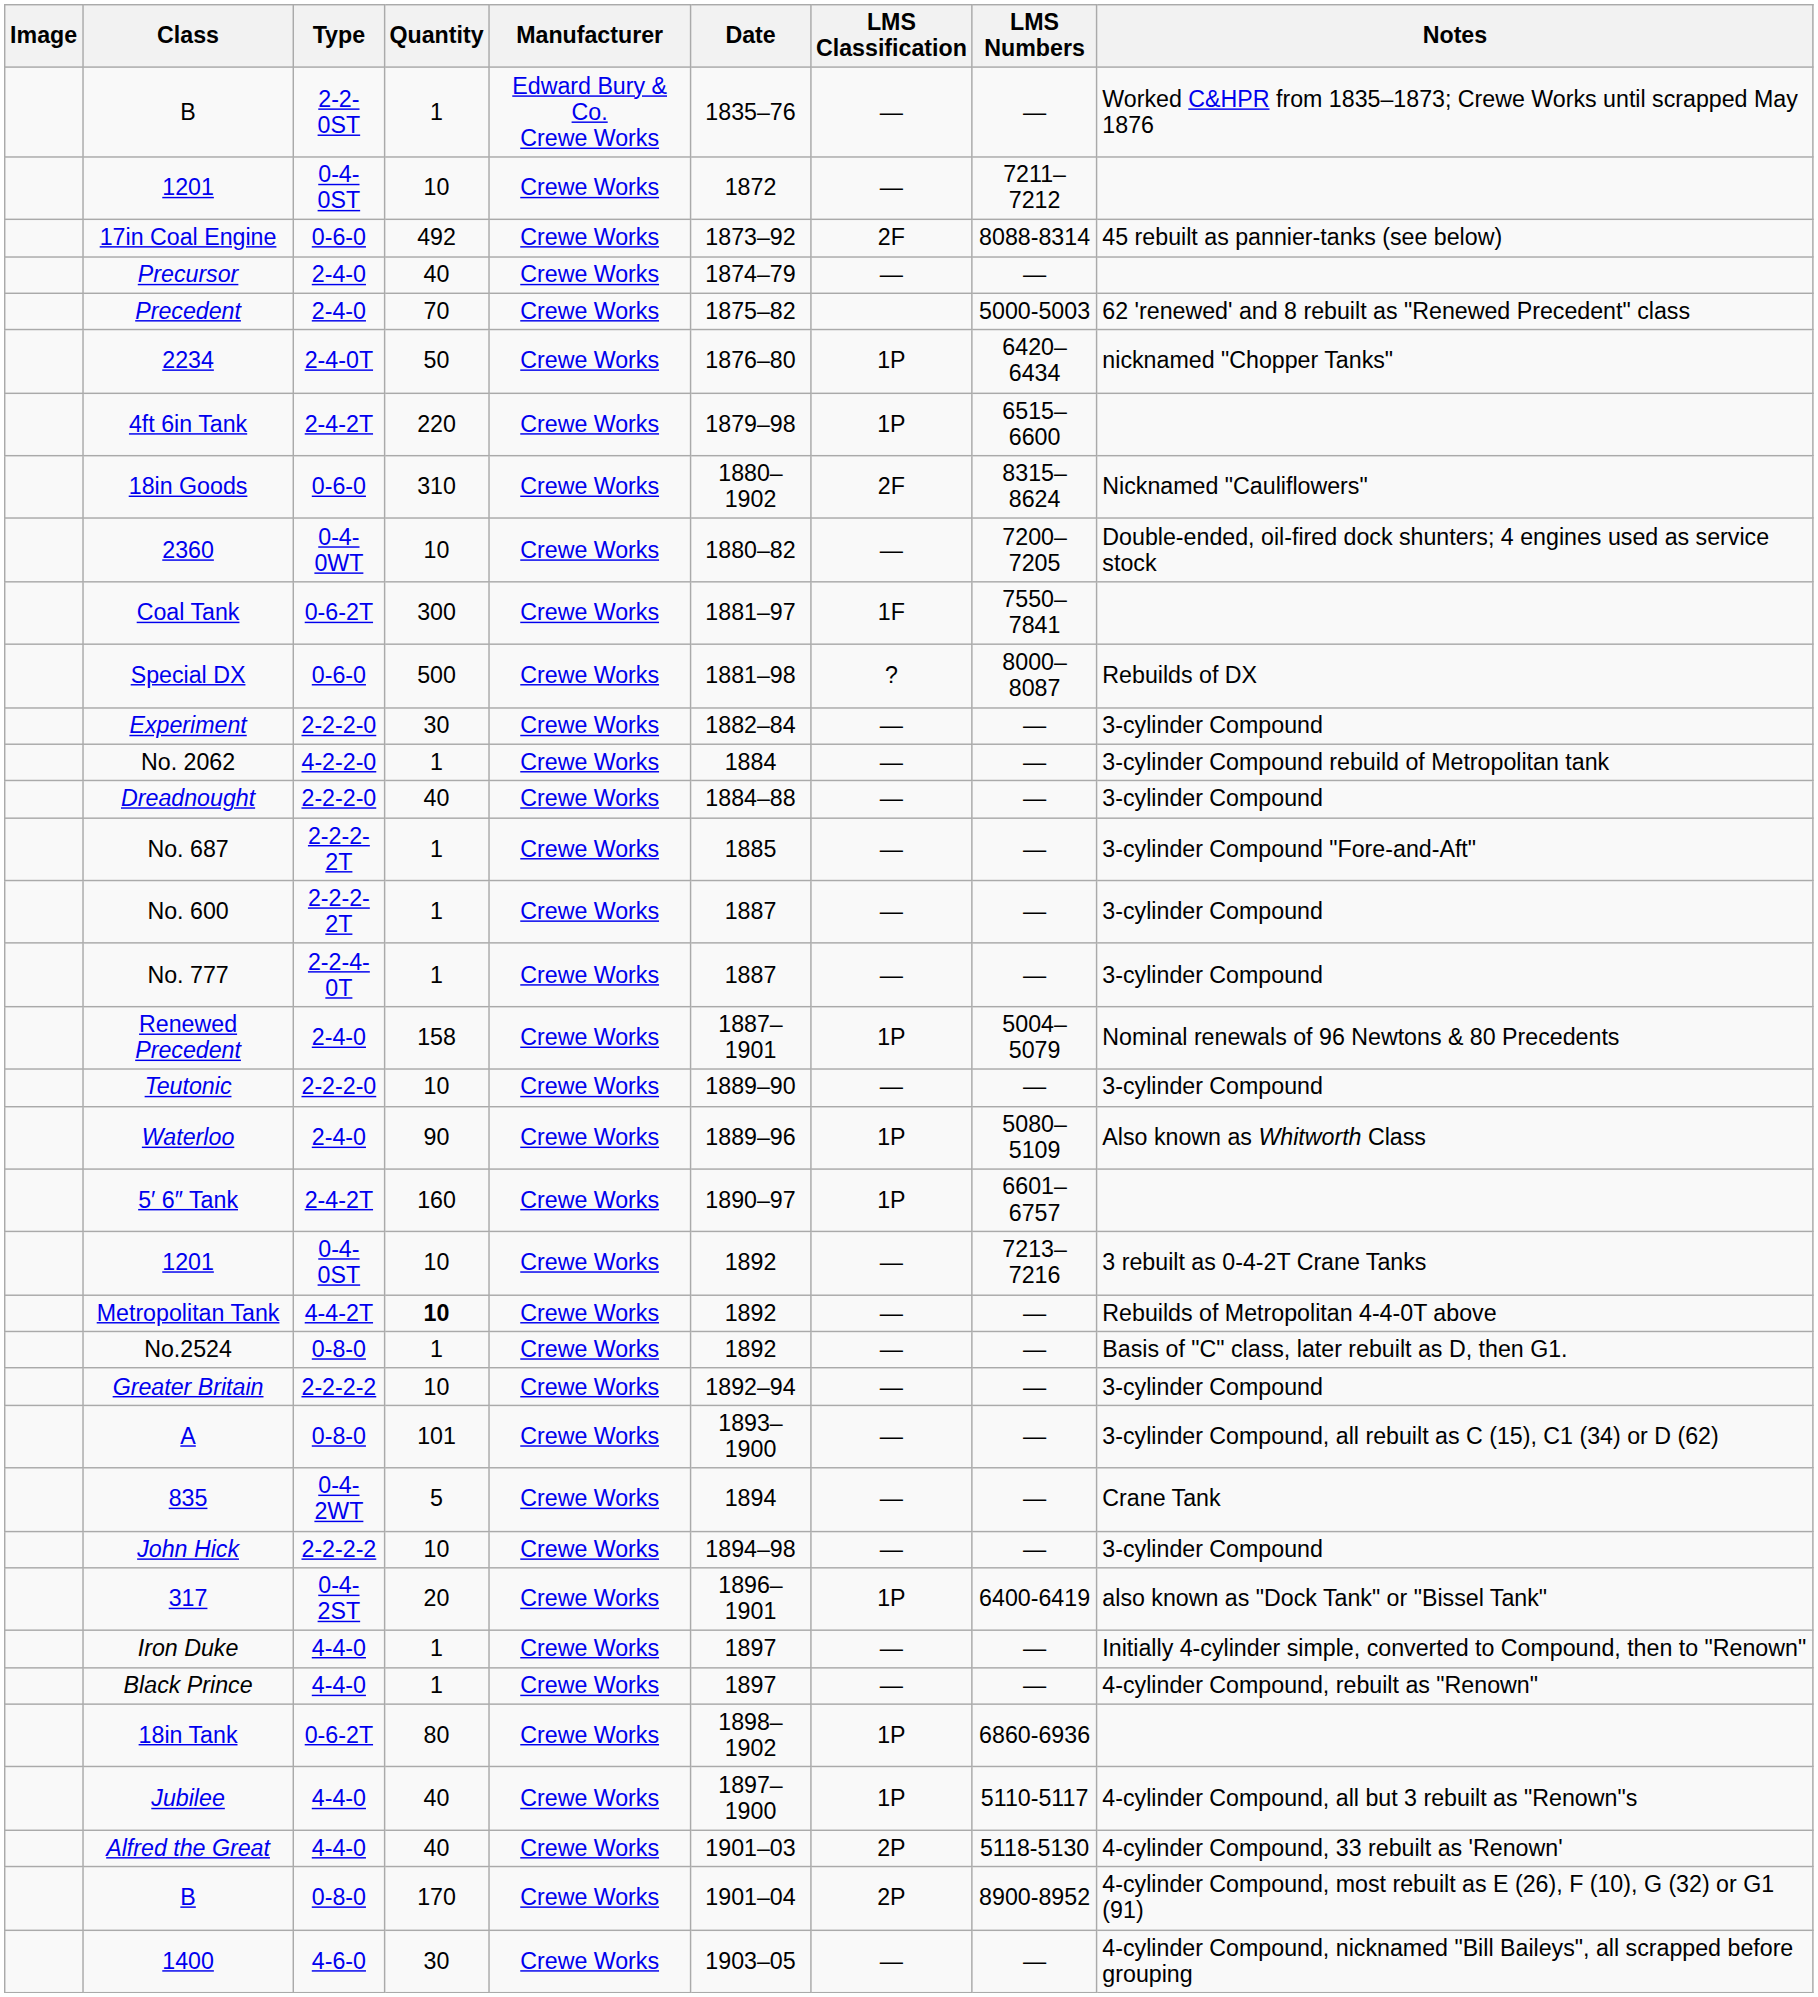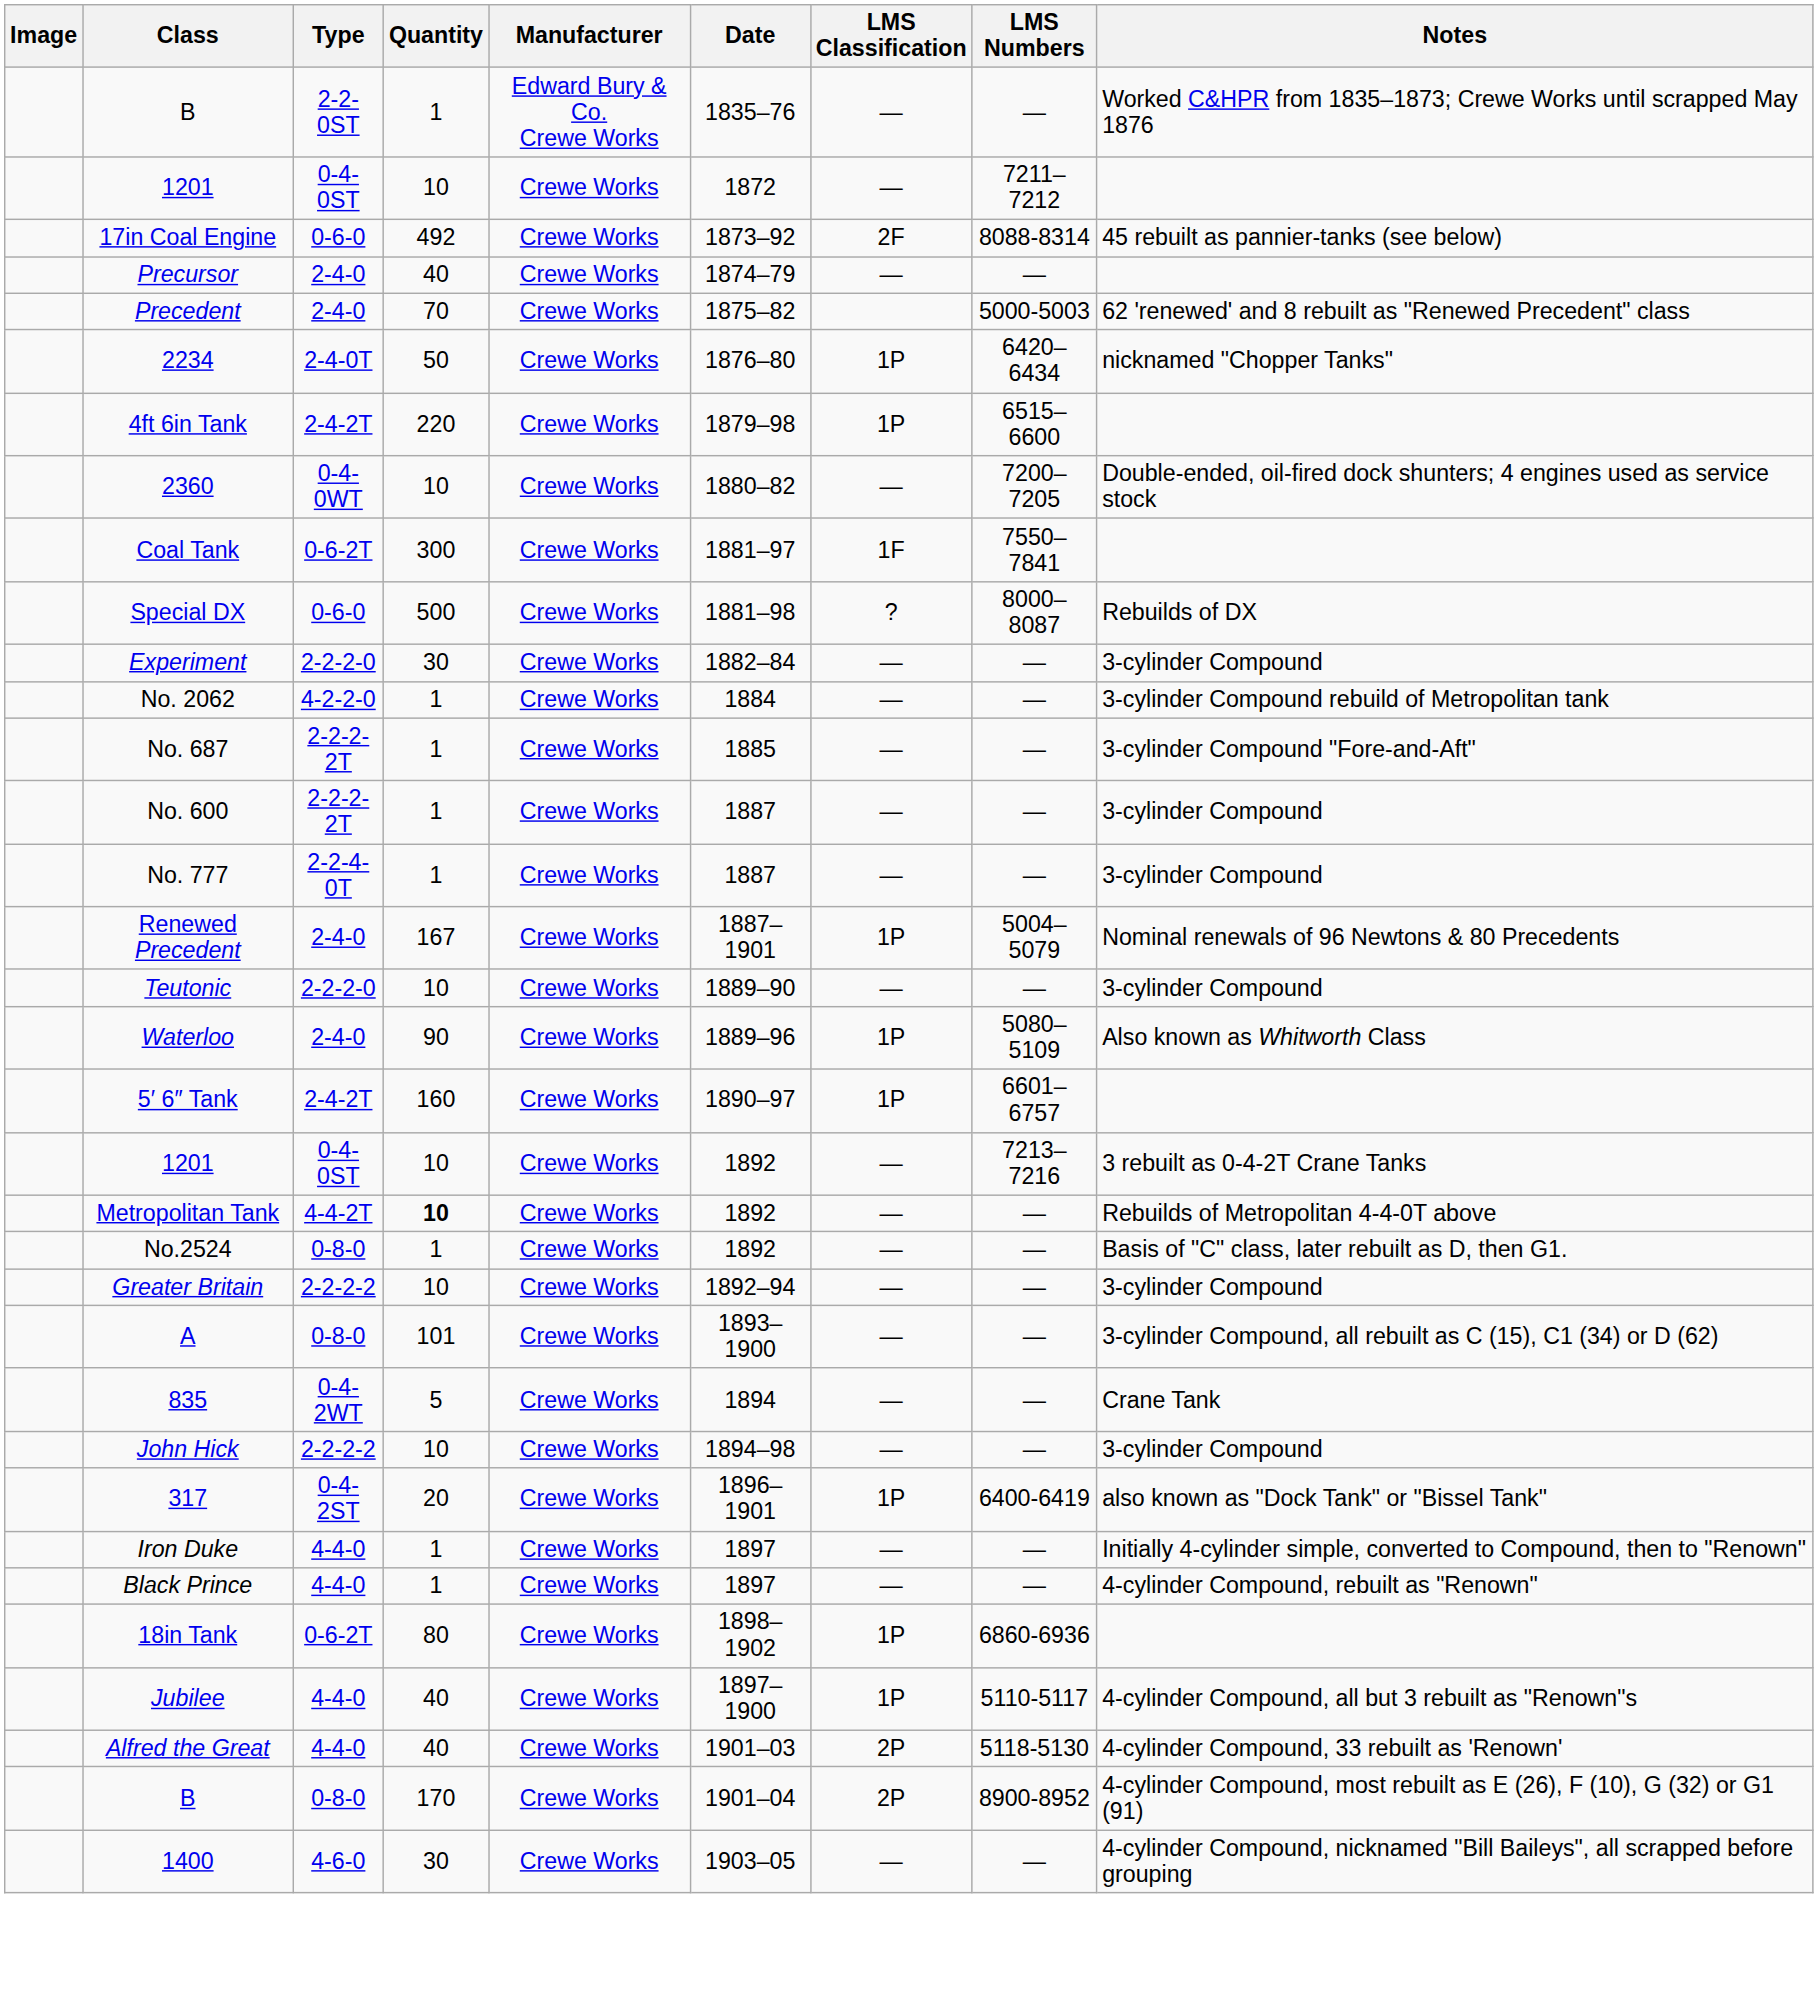- row: (188, 486)
- row: (188, 799)
(436, 1037) 158 -> (436, 937) 167
